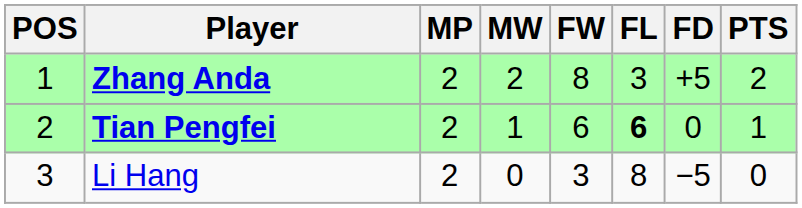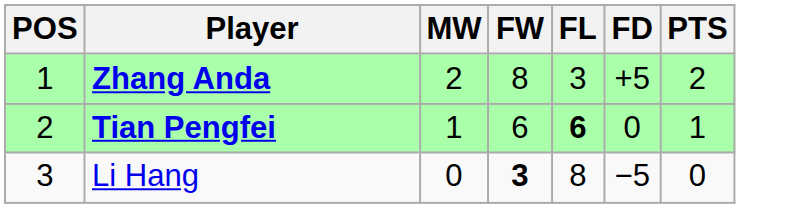- column: (450, 29)
(581, 176) normal -> (520, 176) bold
